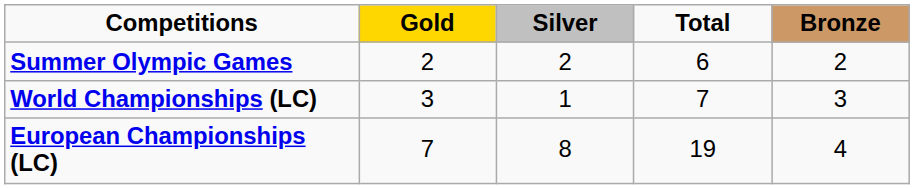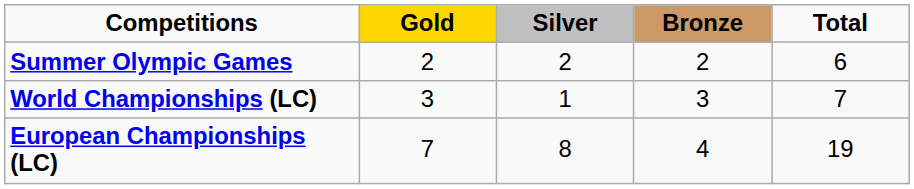columns swapped: (840, 23) <-> (703, 23)
